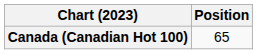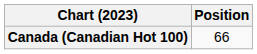(222, 37) 65 -> (222, 37) 66
